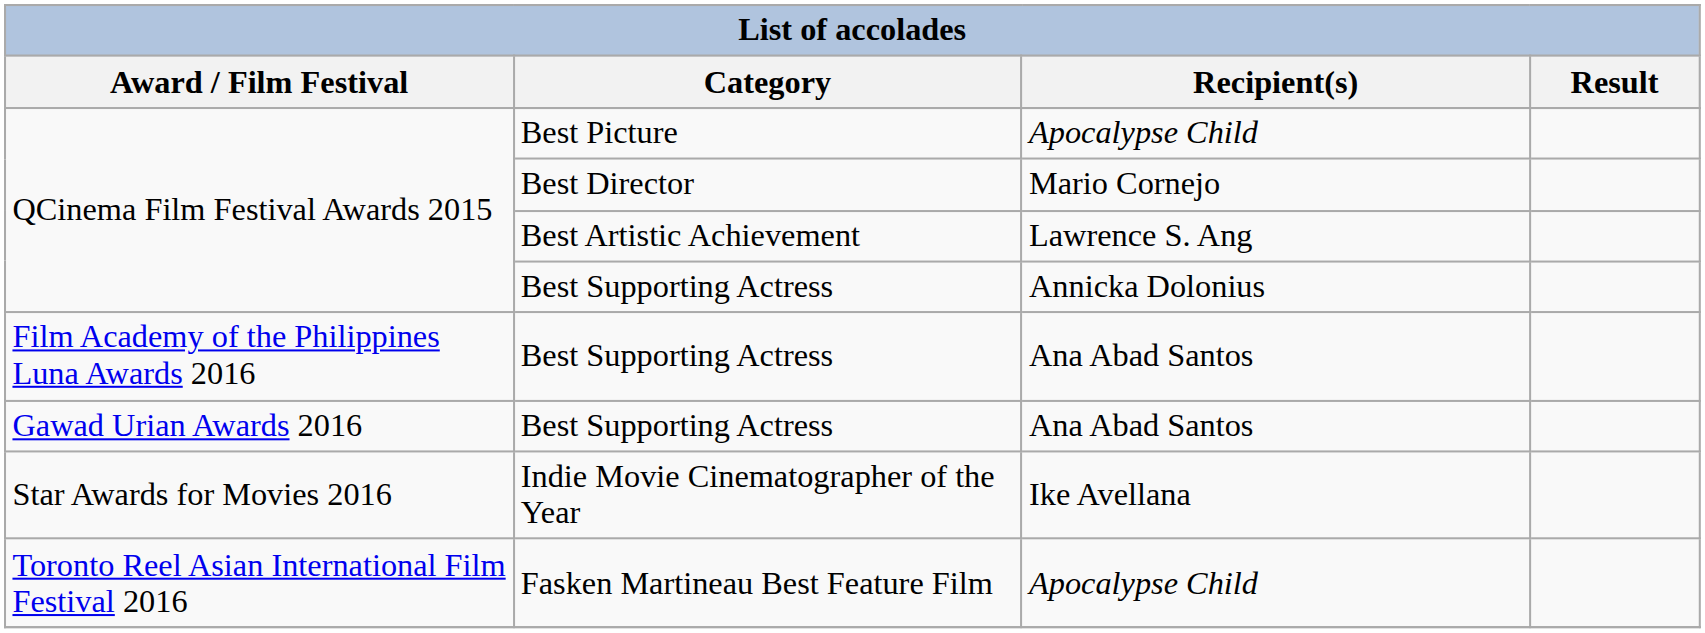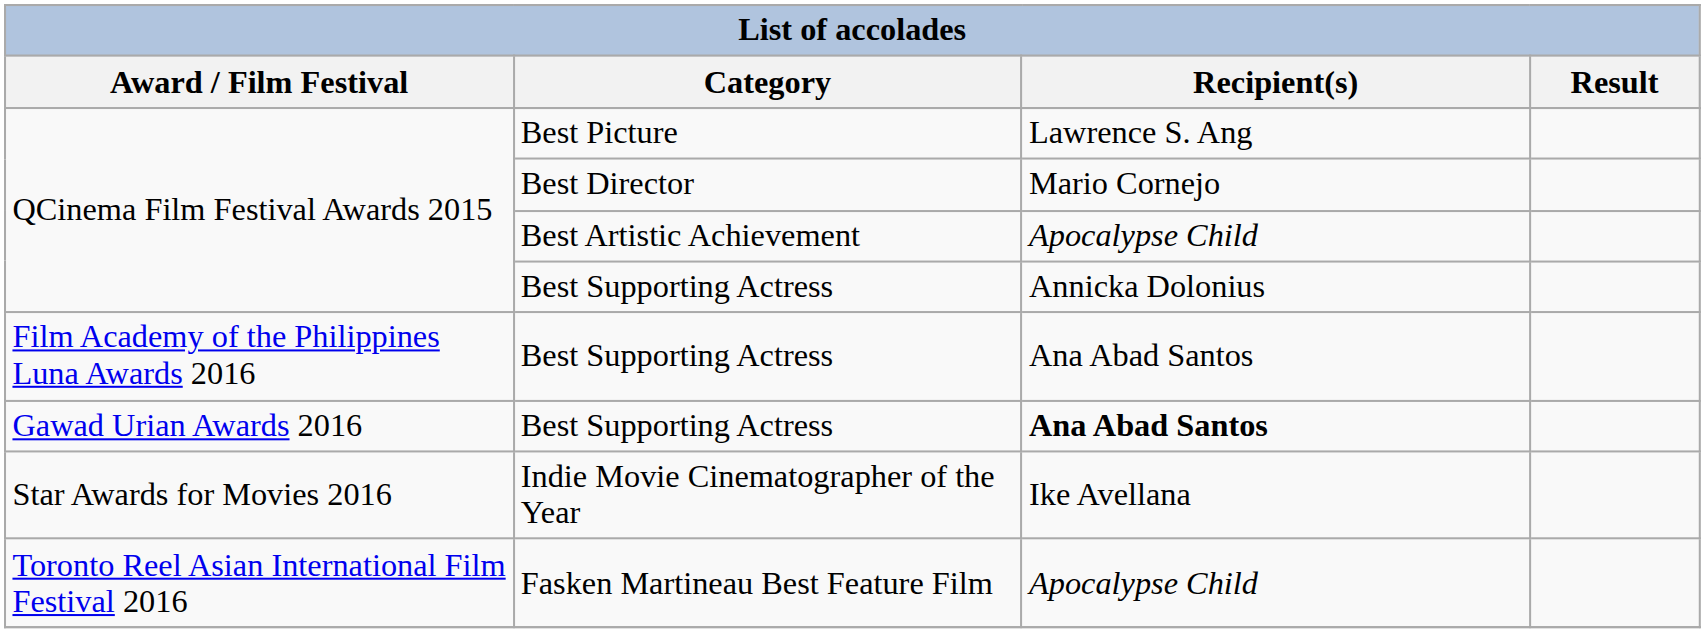(1143, 132) Apocalypse Child -> (1141, 132) Lawrence S. Ang
(1141, 235) Lawrence S. Ang -> (1143, 235) Apocalypse Child
(1141, 425) normal -> (1148, 425) bold
